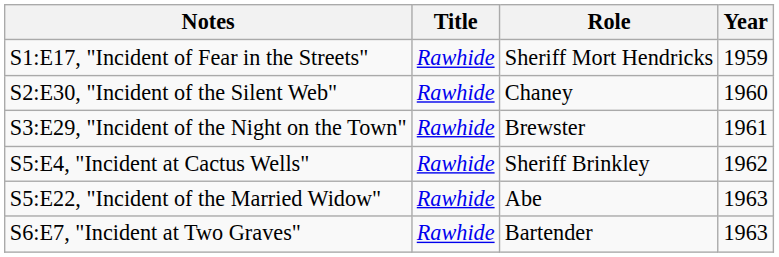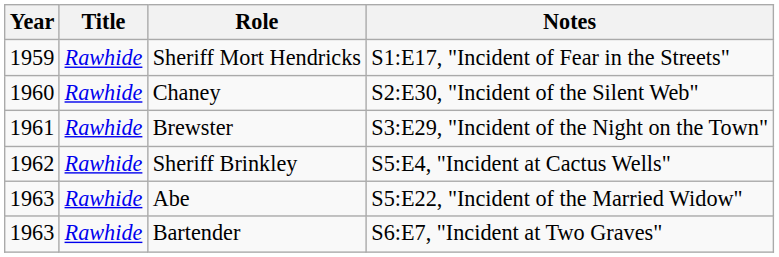columns swapped: (746, 22) <-> (208, 22)
